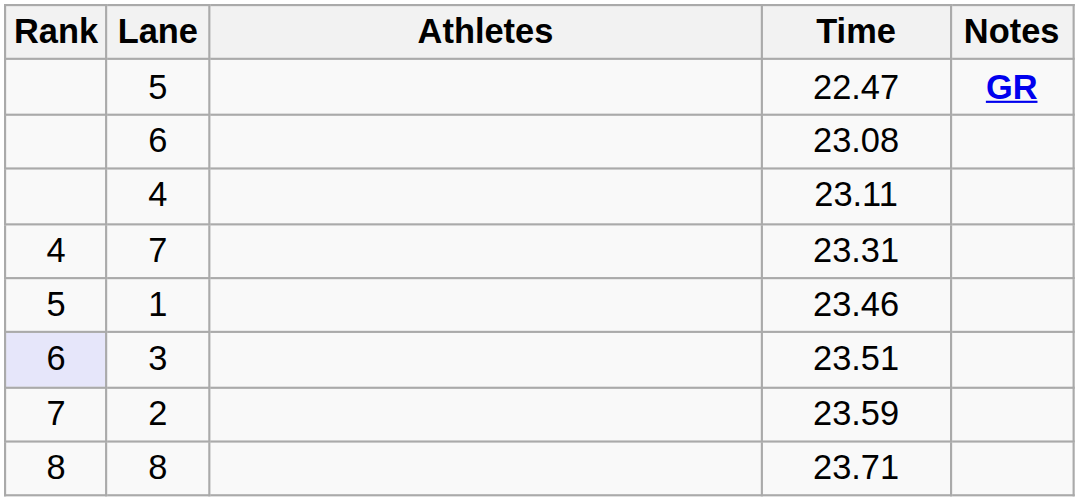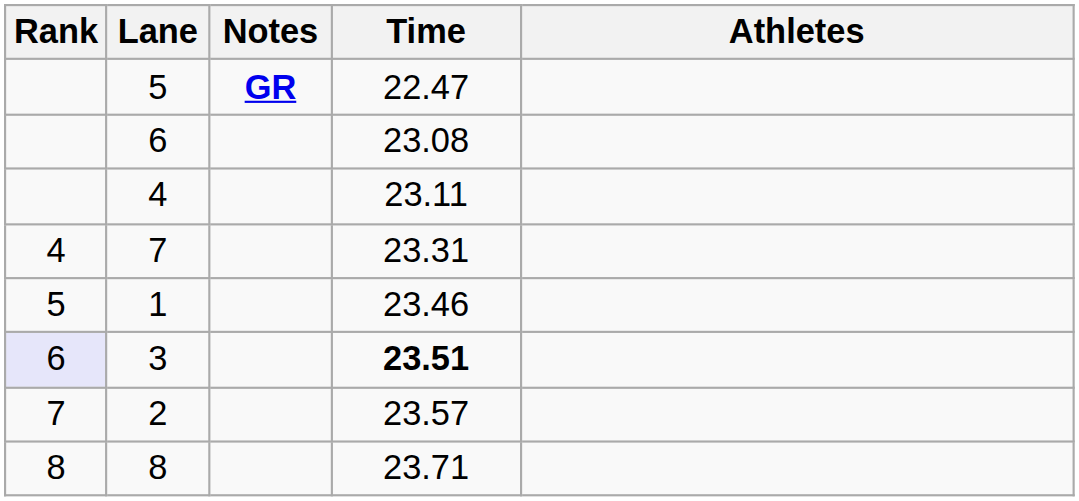columns swapped: (485, 31) <-> (1012, 31)
(856, 359) normal -> (426, 359) bold
(856, 413) 23.59 -> (426, 413) 23.57
